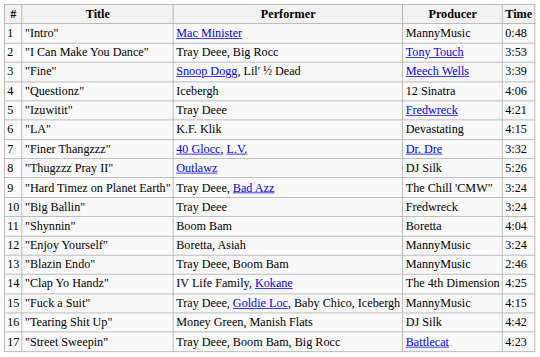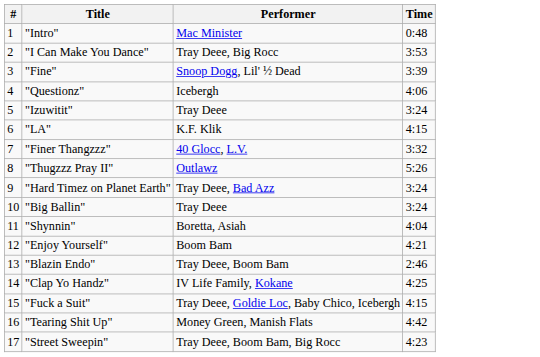- column: (453, 14)
(516, 110) 4:21 -> (417, 110) 3:24
(204, 226) Boom Bam -> (211, 226) Boretta, Asiah
(211, 245) Boretta, Asiah -> (204, 245) Boom Bam
(516, 245) 3:24 -> (417, 245) 4:21
